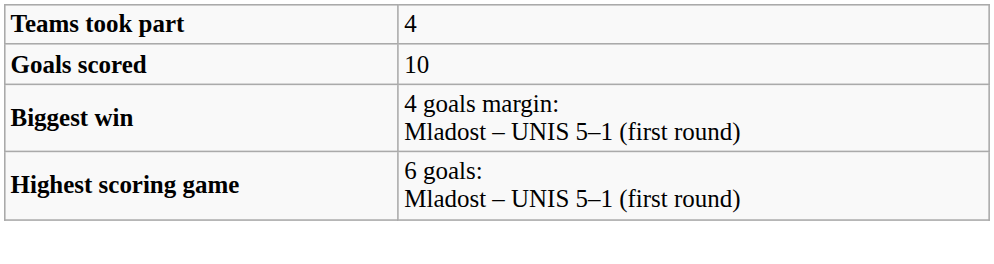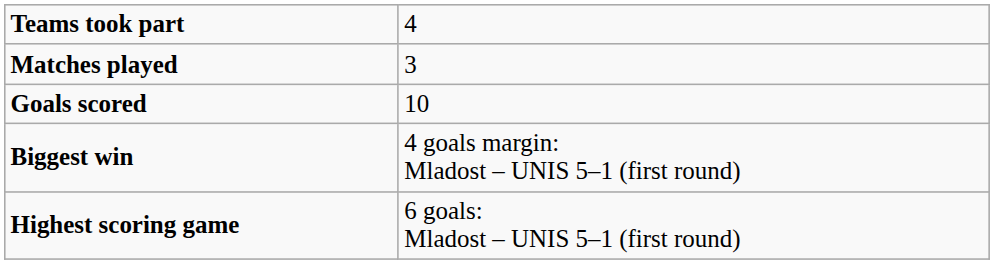+ row: (94, 63)
